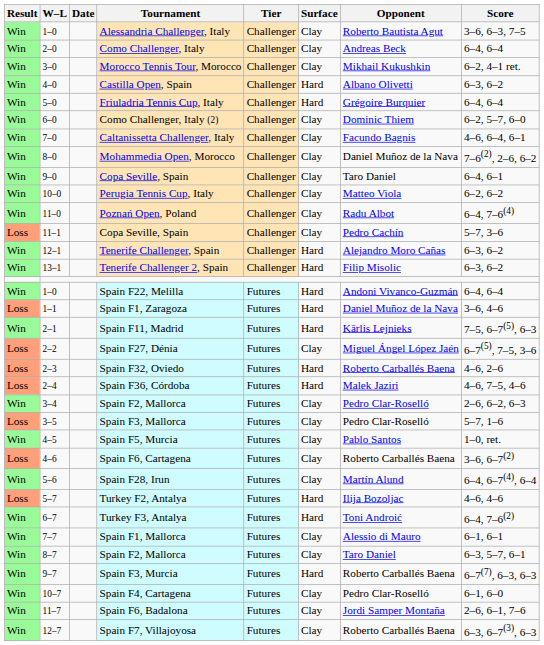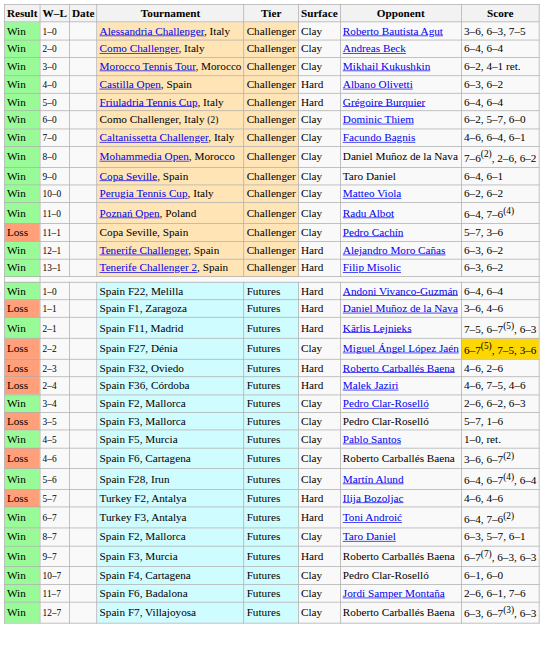(500, 348) no background -> (500, 348) gold background
- row: (50, 537)
